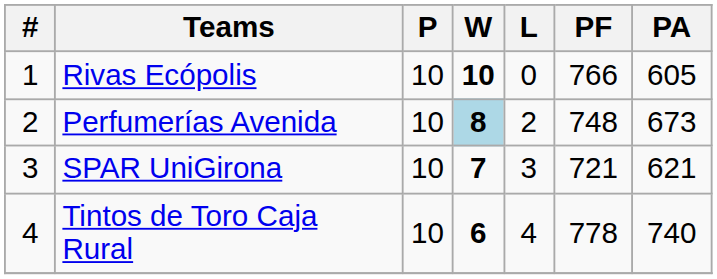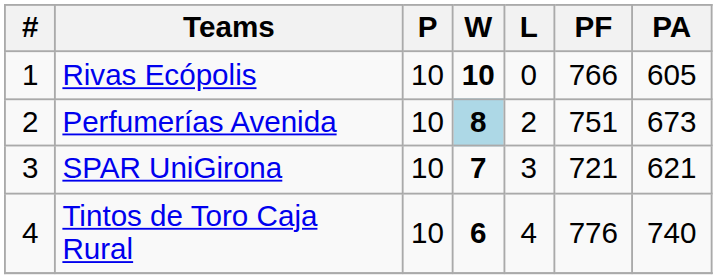(593, 121) 748 -> (593, 121) 751
(593, 232) 778 -> (593, 232) 776
